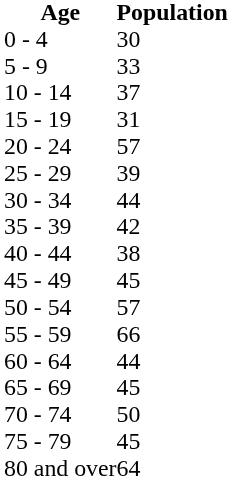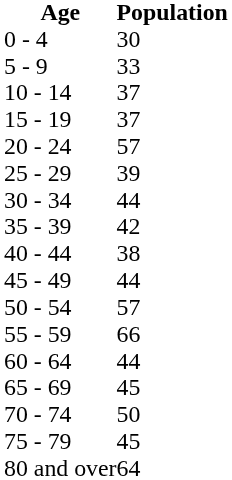(128, 119) 31 -> (128, 119) 37
(128, 280) 45 -> (128, 280) 44
